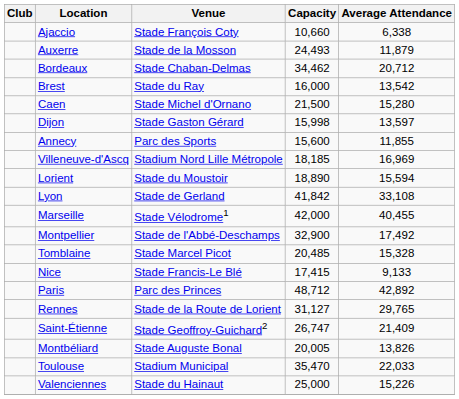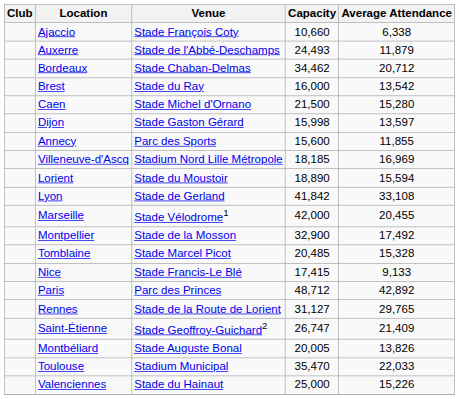(185, 50) Stade de la Mosson -> (207, 50) Stade de l'Abbé-Deschamps
(397, 216) 40,455 -> (397, 216) 20,455
(207, 235) Stade de l'Abbé-Deschamps -> (185, 235) Stade de la Mosson
